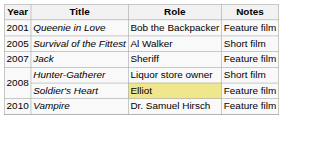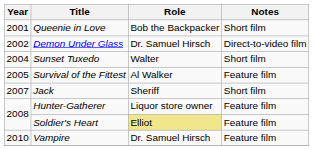(250, 28) Feature film -> (245, 28) Short film
+ row: (78, 43)
+ row: (66, 59)
(245, 43) Short film -> (250, 75) Feature film
(250, 59) Feature film -> (245, 91) Short film
(245, 75) Short film -> (250, 106) Feature film
